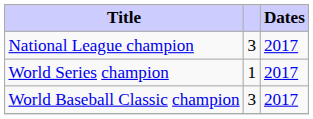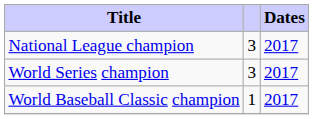(252, 72) 1 -> (252, 72) 3
(252, 99) 3 -> (252, 99) 1
